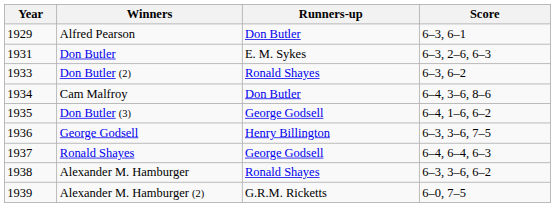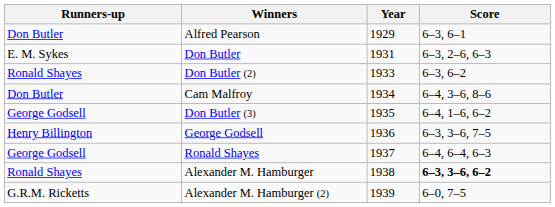columns swapped: (31, 14) <-> (331, 14)
(457, 172) normal -> (457, 172) bold
